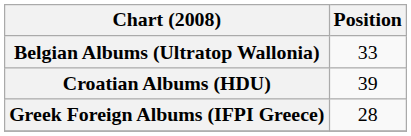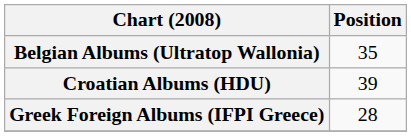(368, 51) 33 -> (368, 51) 35
